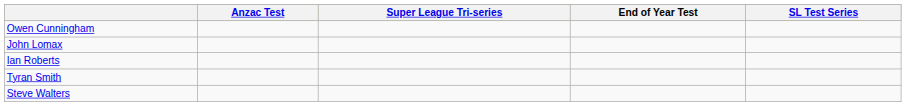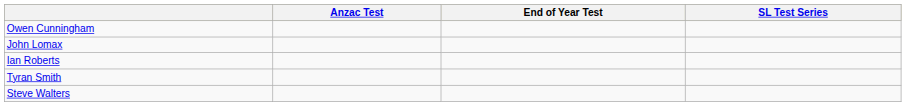- column: (444, 13)
